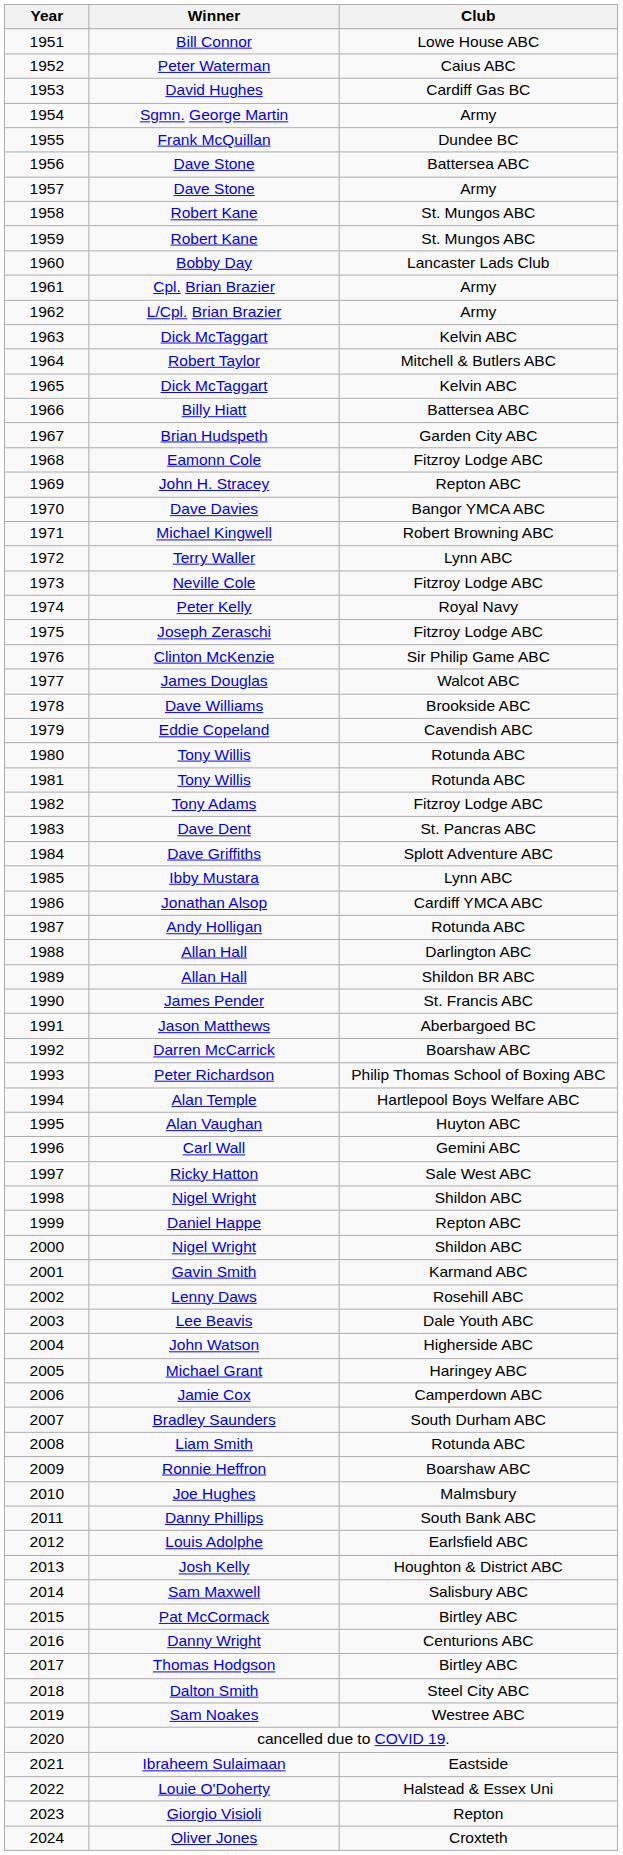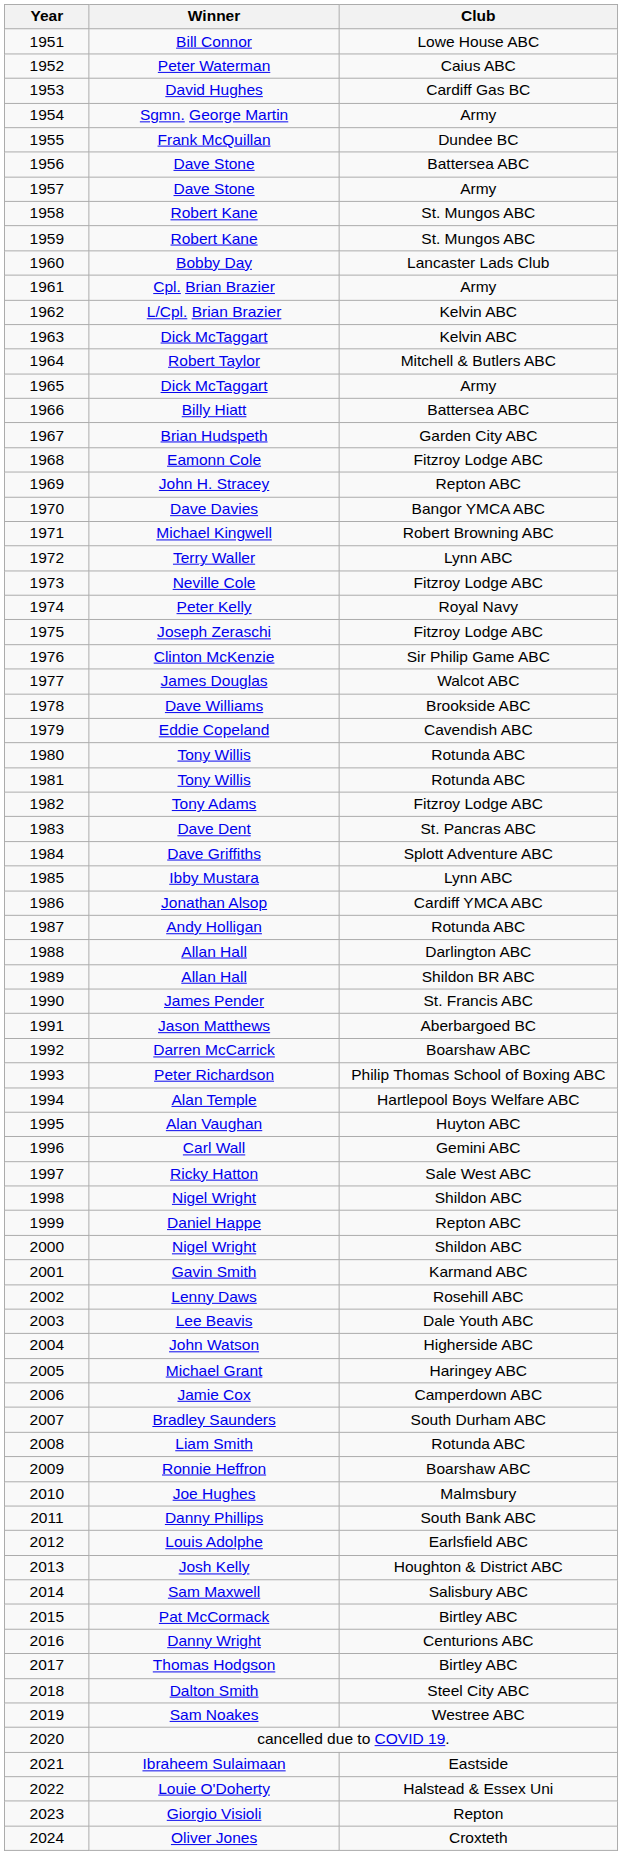(478, 312) Army -> (478, 312) Kelvin ABC
(478, 386) Kelvin ABC -> (478, 386) Army
